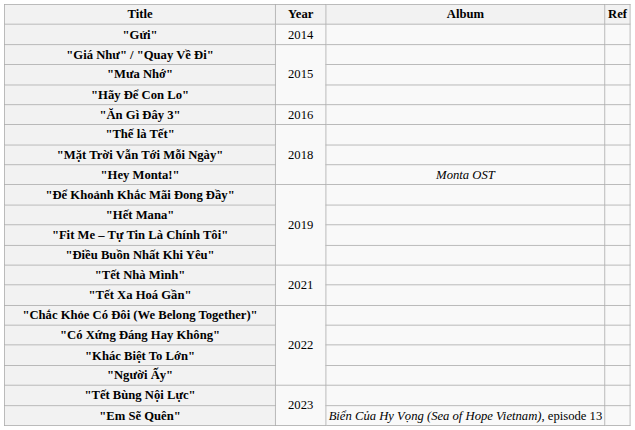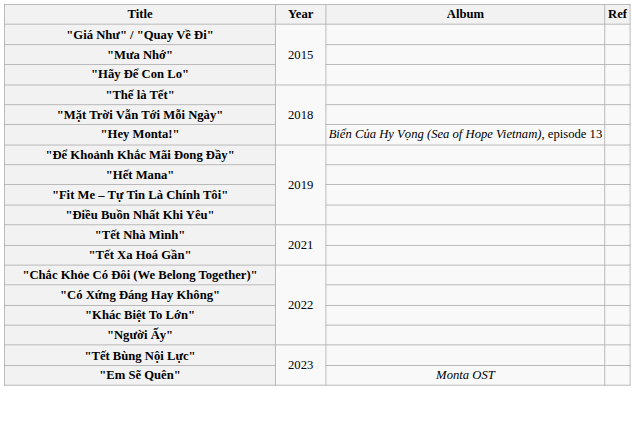- row: (140, 34)
- row: (140, 114)
(465, 174) Monta OST -> (465, 134) Biển Của Hy Vọng (Sea of Hope Vietnam), episode 13
(465, 415) Biển Của Hy Vọng (Sea of Hope Vietnam), episode 13 -> (465, 375) Monta OST
